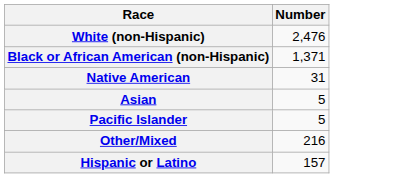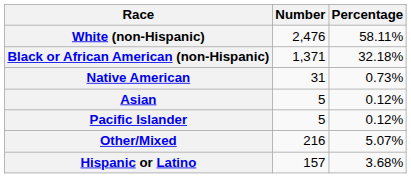+ column: (367, 15)
